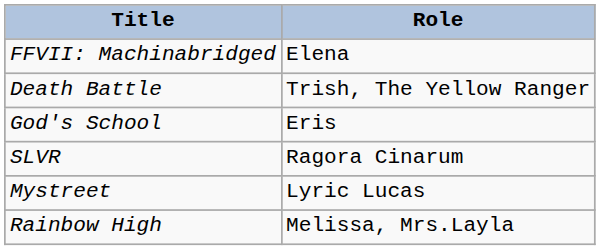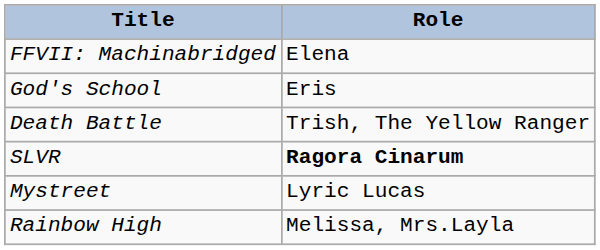rows swapped: (86, 90) <-> (86, 125)
(375, 159) normal -> (375, 159) bold
